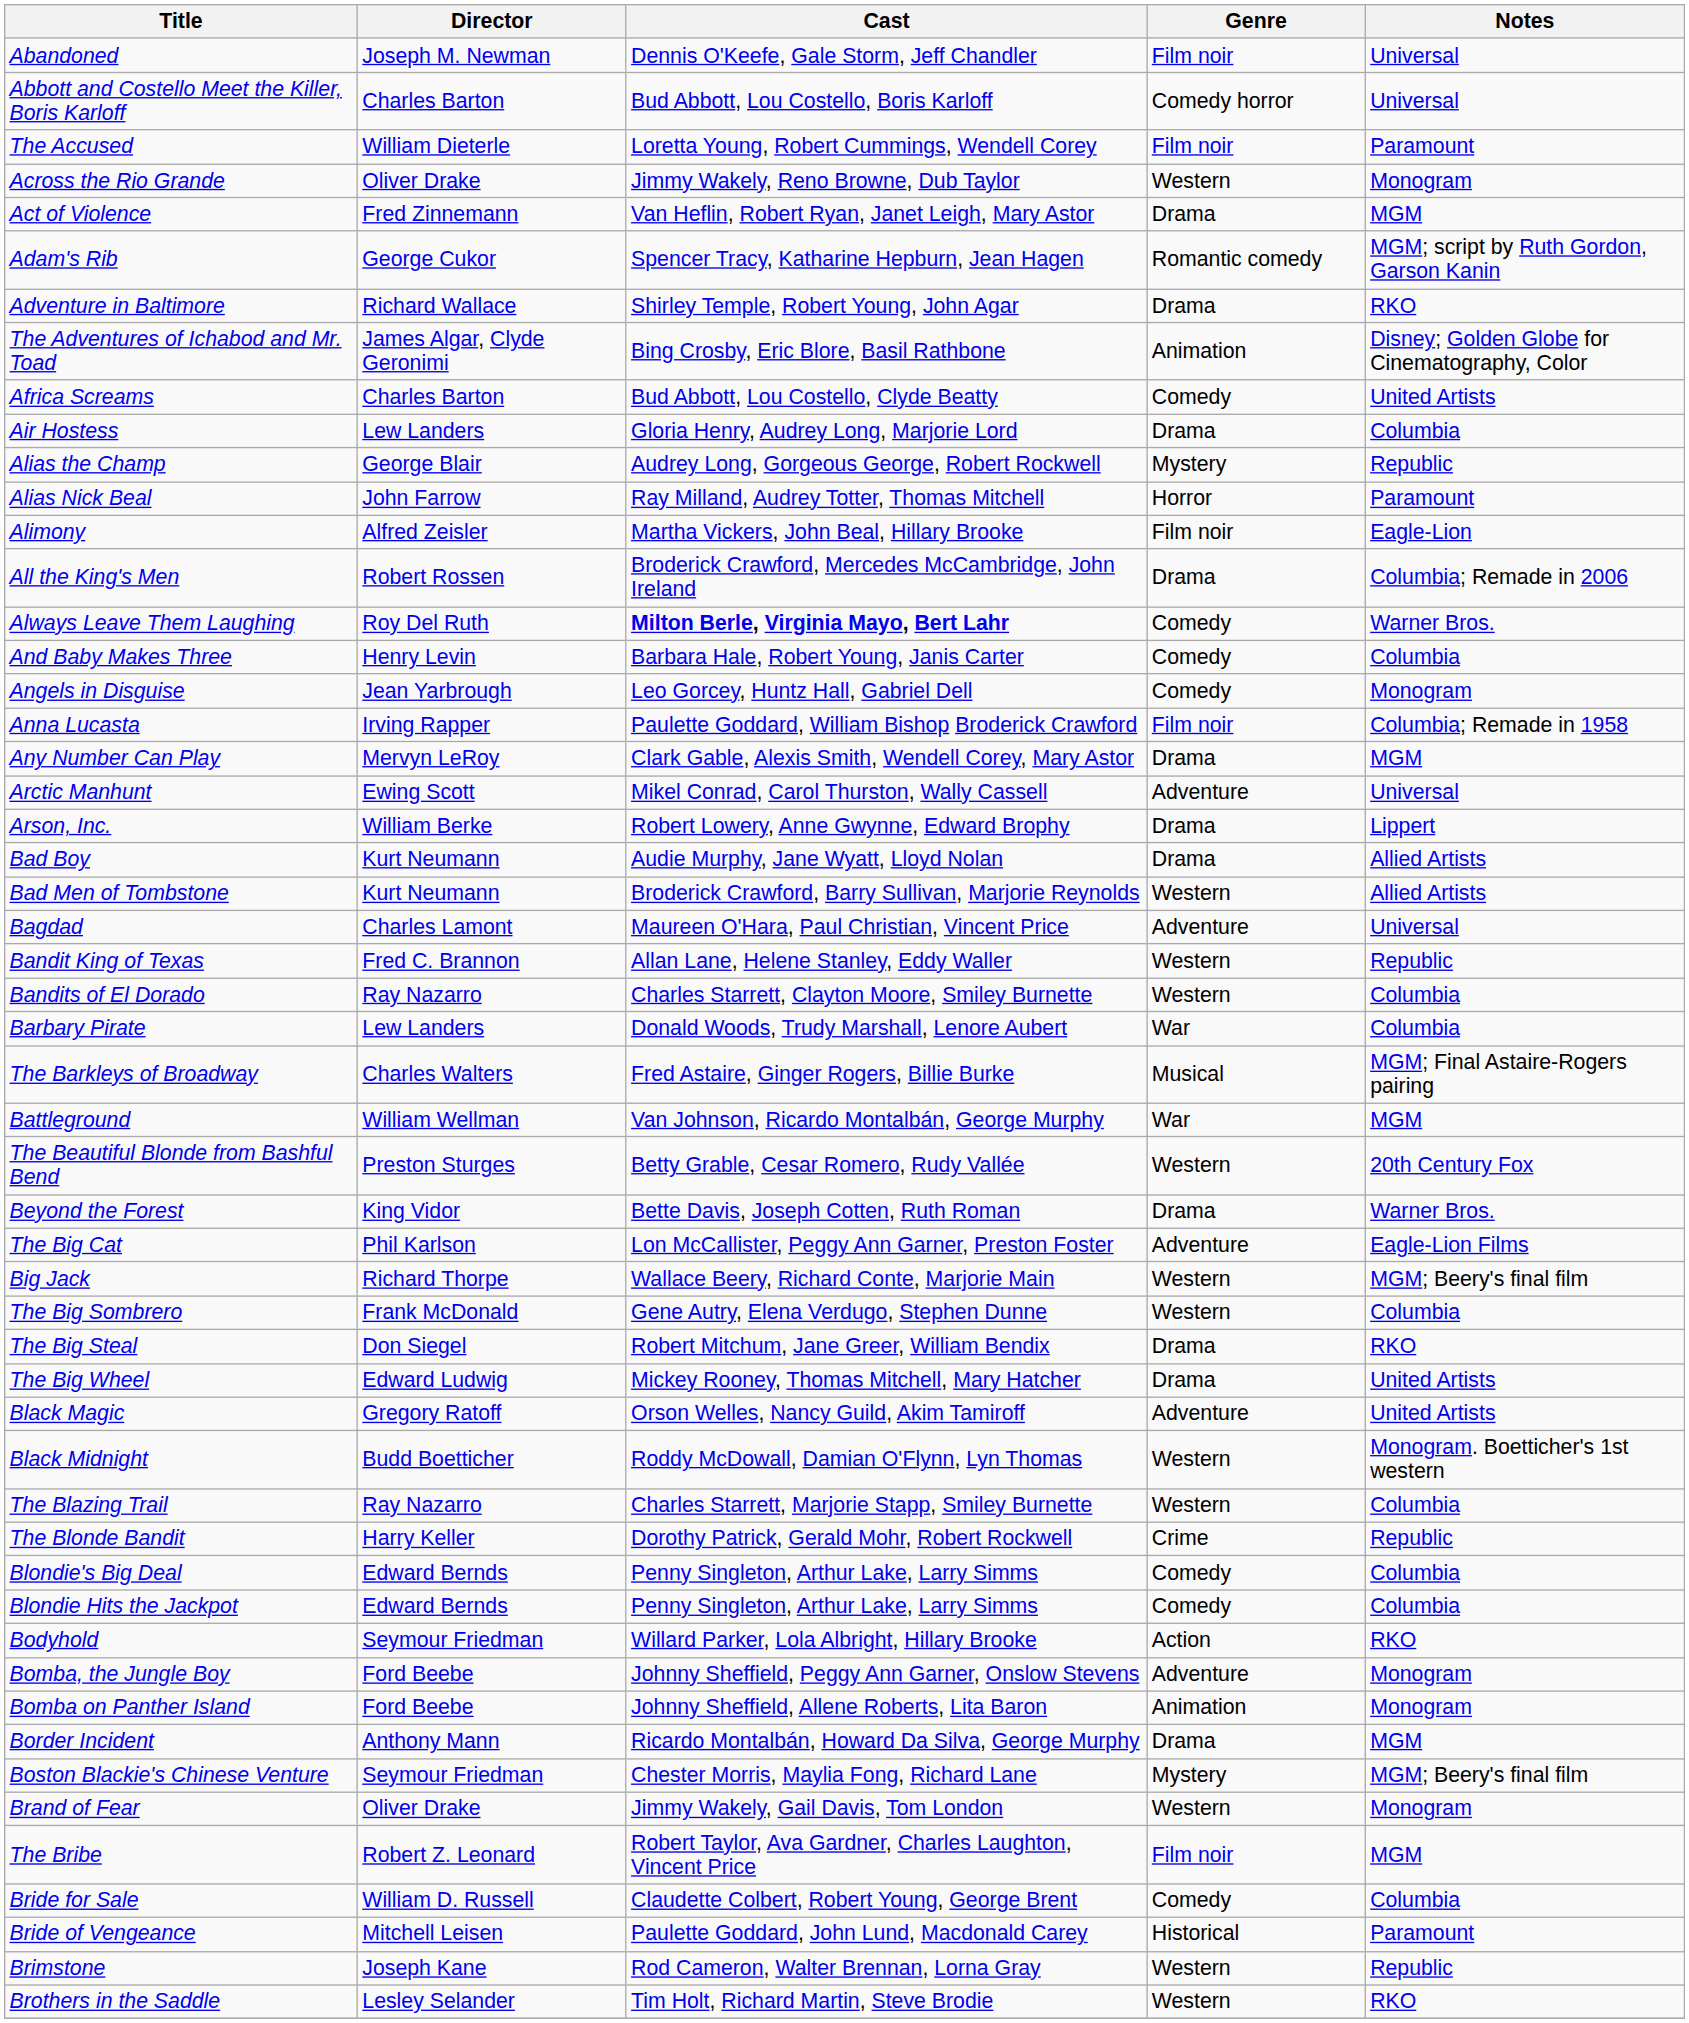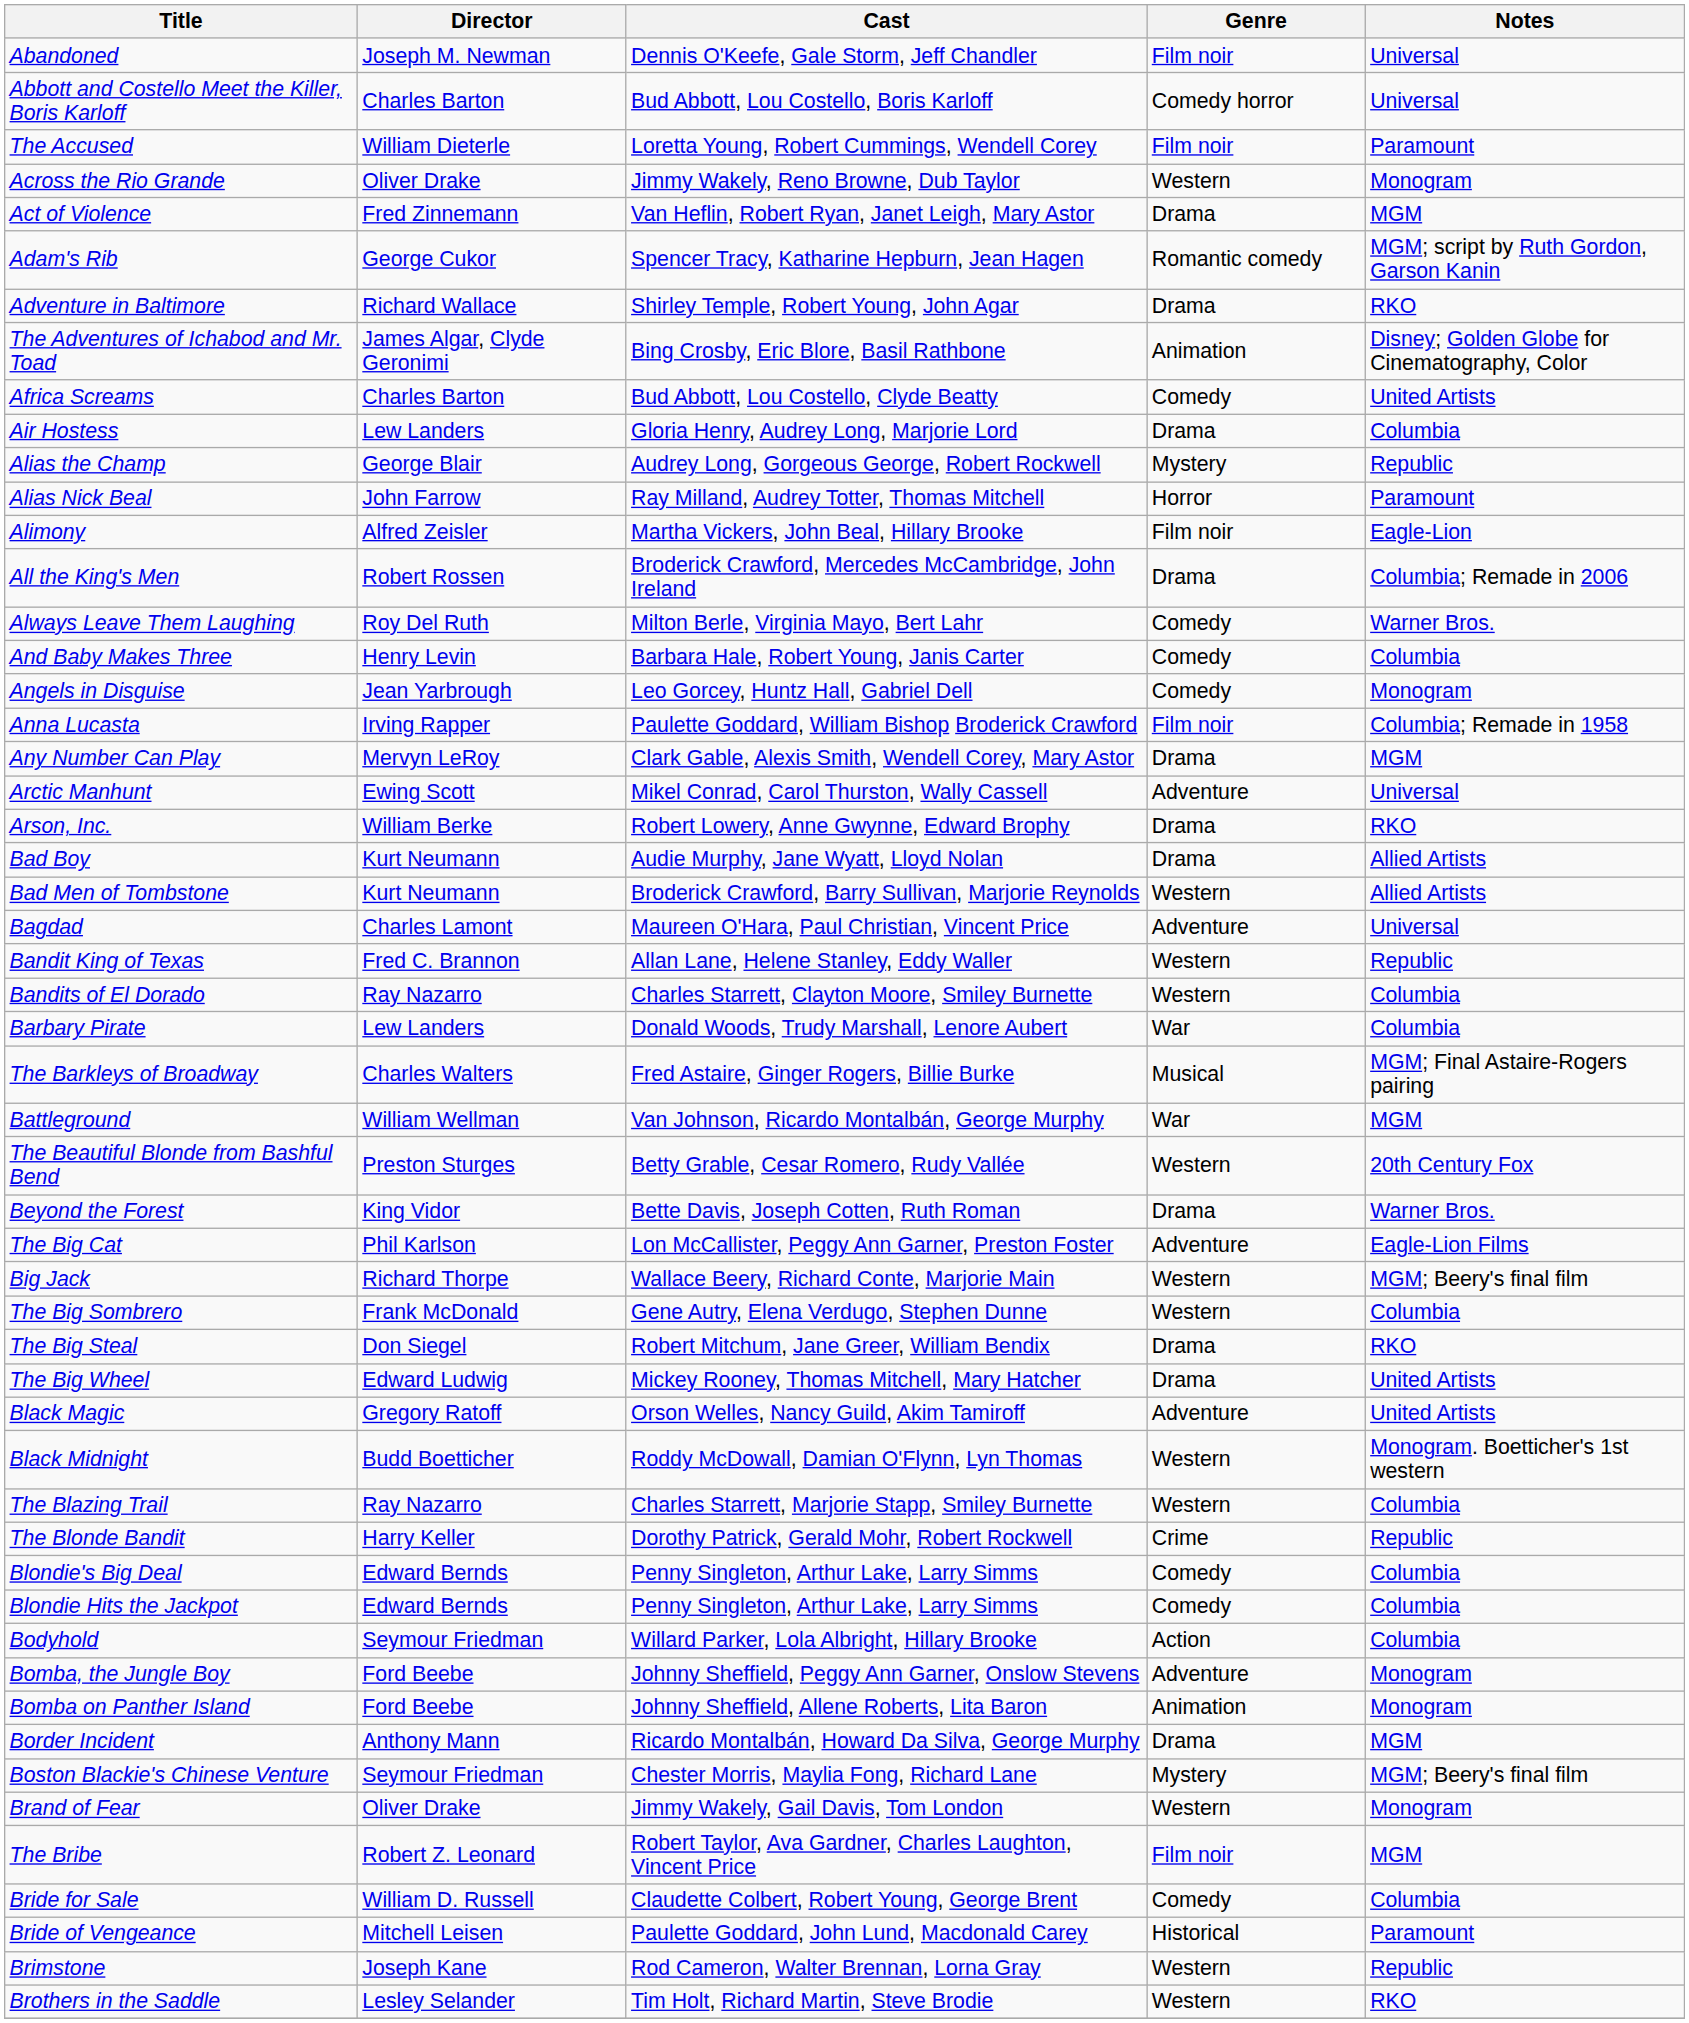(820, 623) bold -> (807, 623) normal
(1403, 825) Lippert -> (1393, 825) RKO
(1393, 1640) RKO -> (1415, 1640) Columbia
